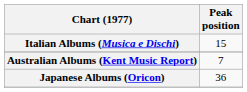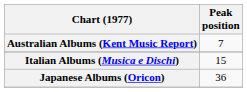rows swapped: (102, 60) <-> (102, 43)
